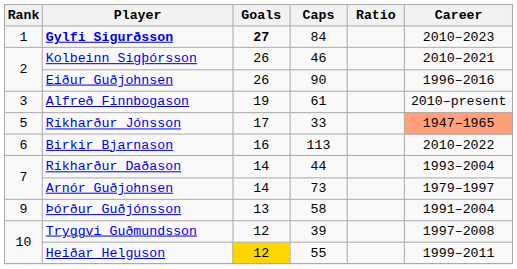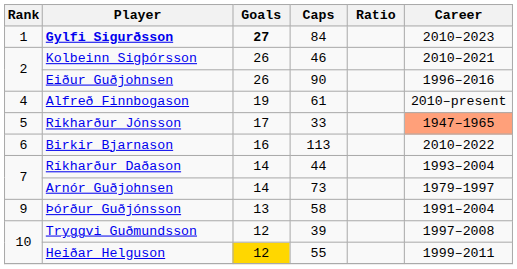(24, 102) 3 -> (24, 102) 4
